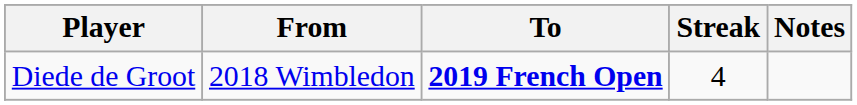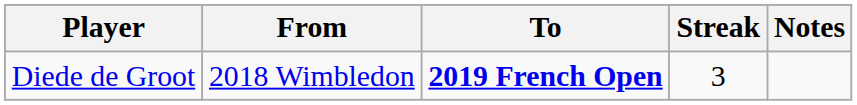(718, 75) 4 -> (718, 75) 3
